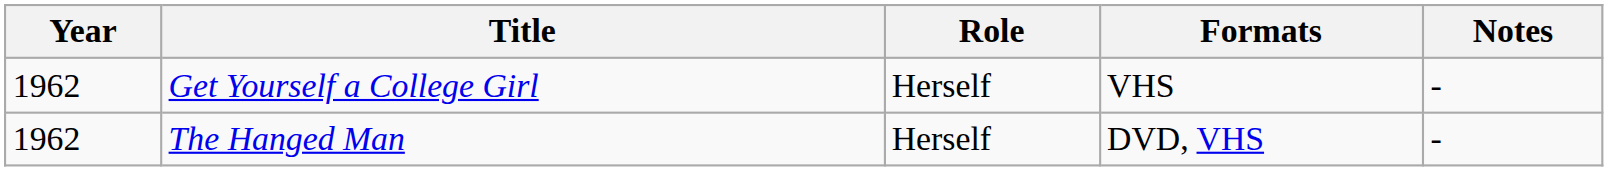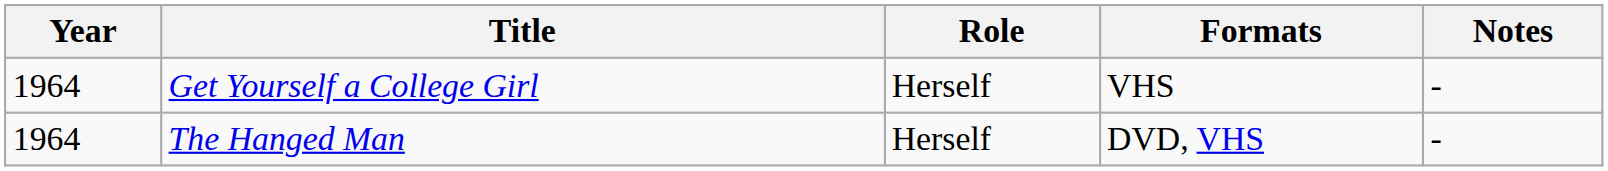(47, 84) 1962 -> (47, 84) 1964
(47, 138) 1962 -> (47, 138) 1964
